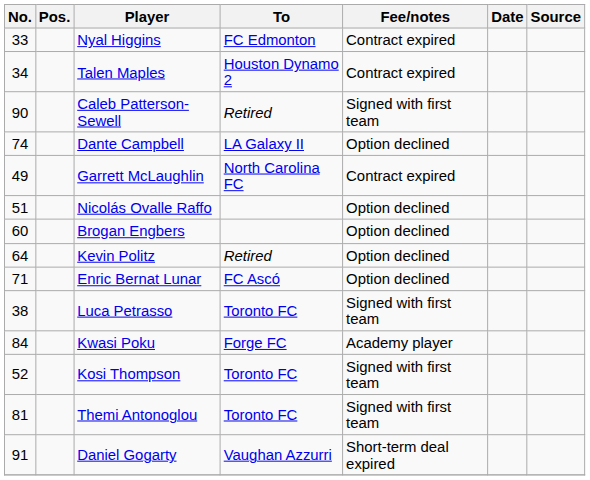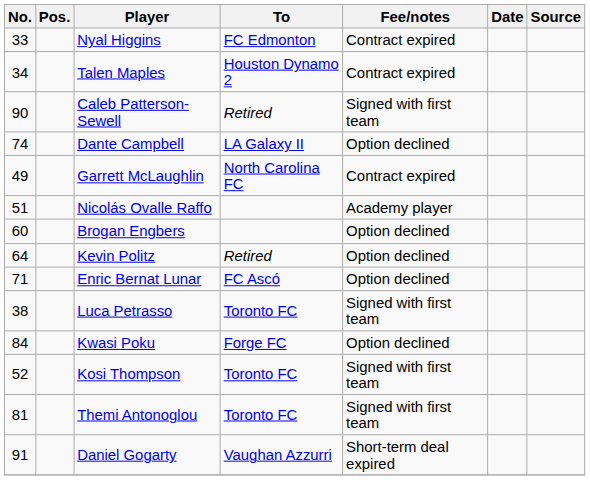(398, 208) Option declined -> (399, 208) Academy player
(399, 343) Academy player -> (398, 343) Option declined
